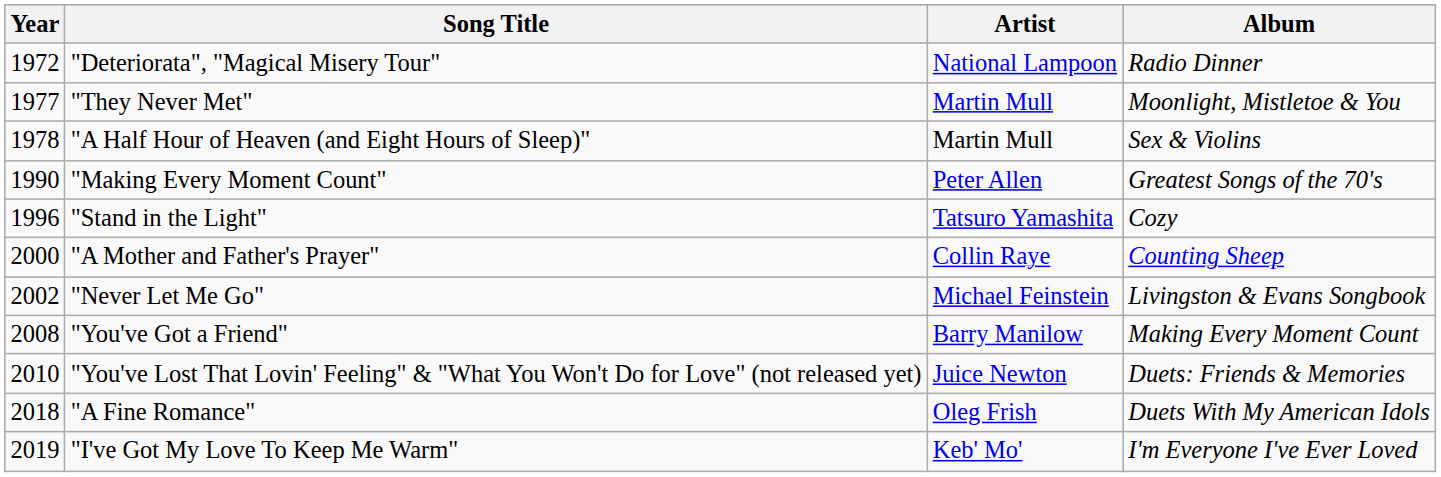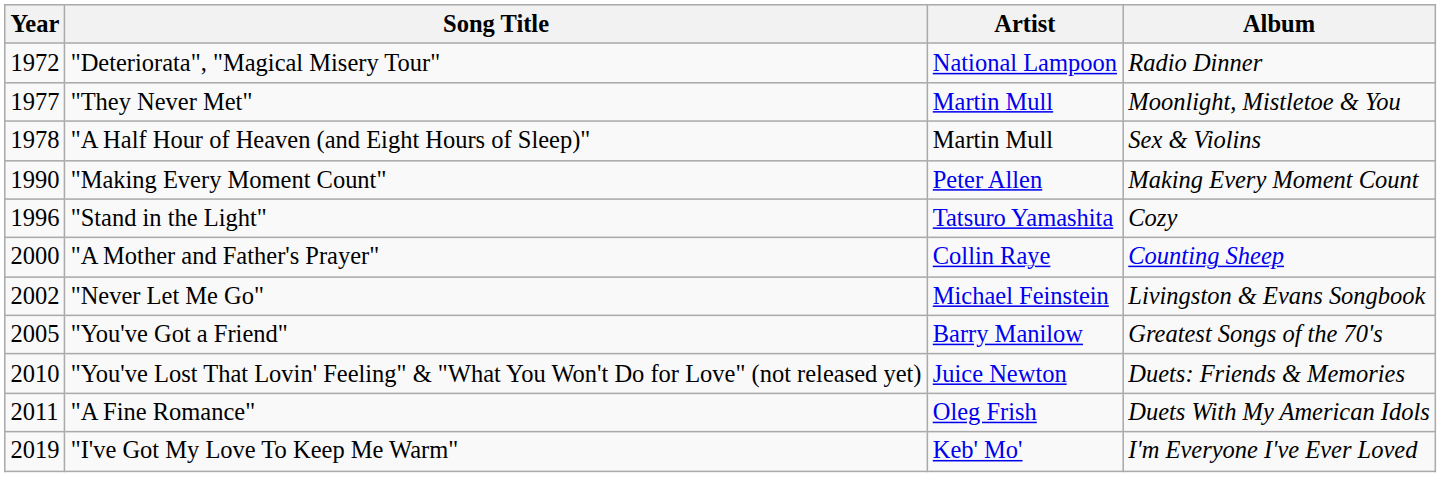(1256, 179) Greatest Songs of the 70's -> (1273, 179) Making Every Moment Count
(35, 334) 2008 -> (35, 334) 2005
(1273, 334) Making Every Moment Count -> (1256, 334) Greatest Songs of the 70's
(35, 412) 2018 -> (34, 412) 2011
